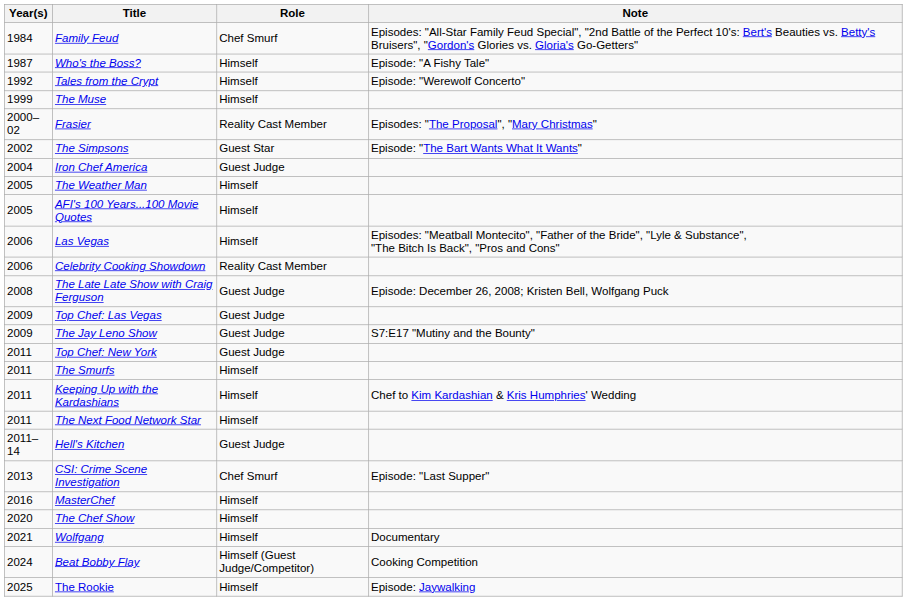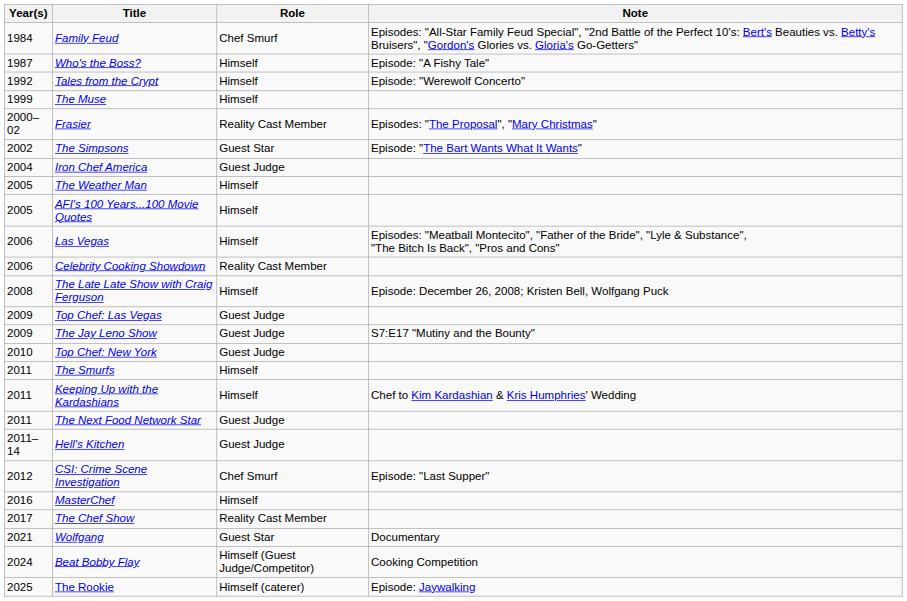(252, 291) Guest Judge -> (238, 291) Himself
(19, 352) 2011 -> (20, 352) 2010
(238, 420) Himself -> (252, 420) Guest Judge
(20, 476) 2013 -> (20, 476) 2012
(20, 519) 2020 -> (20, 519) 2017
(238, 519) Himself -> (273, 519) Reality Cast Member
(238, 537) Himself -> (247, 537) Guest Star
(238, 587) Himself -> (262, 587) Himself (caterer)
